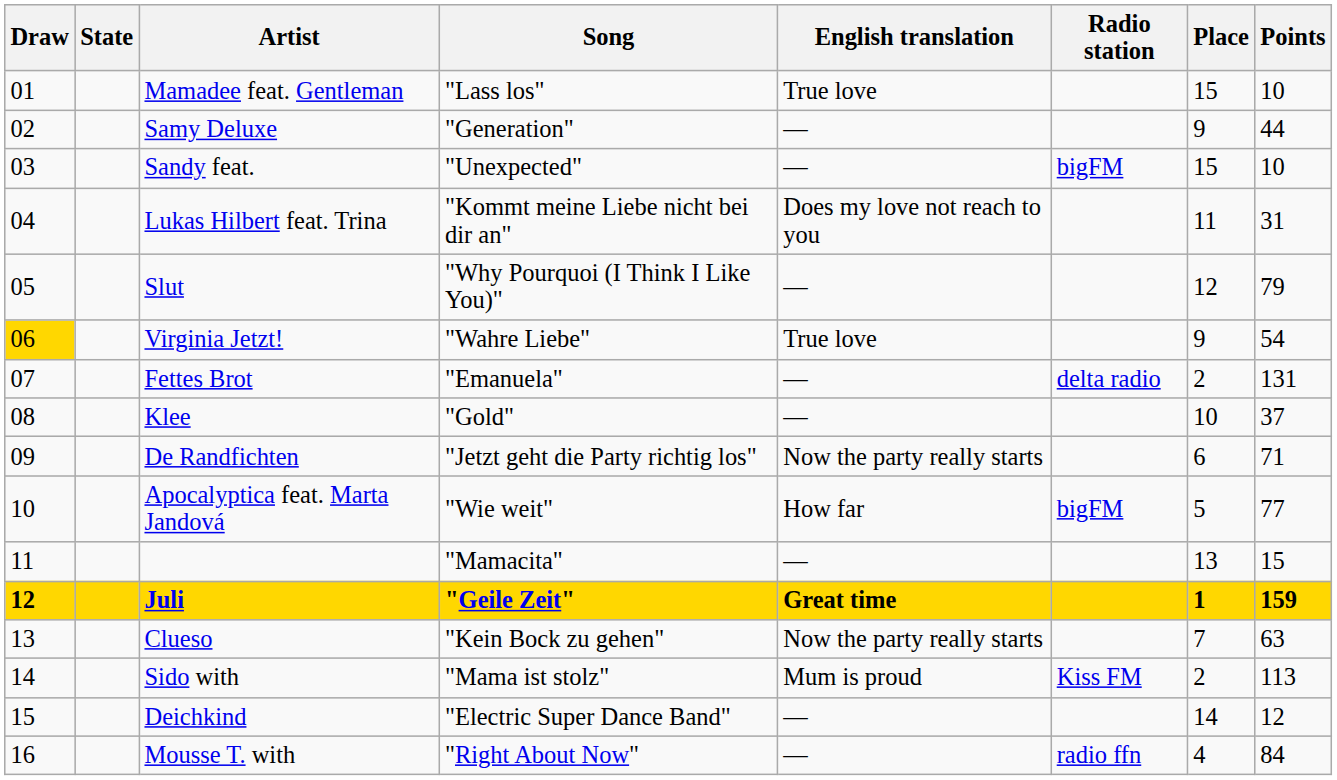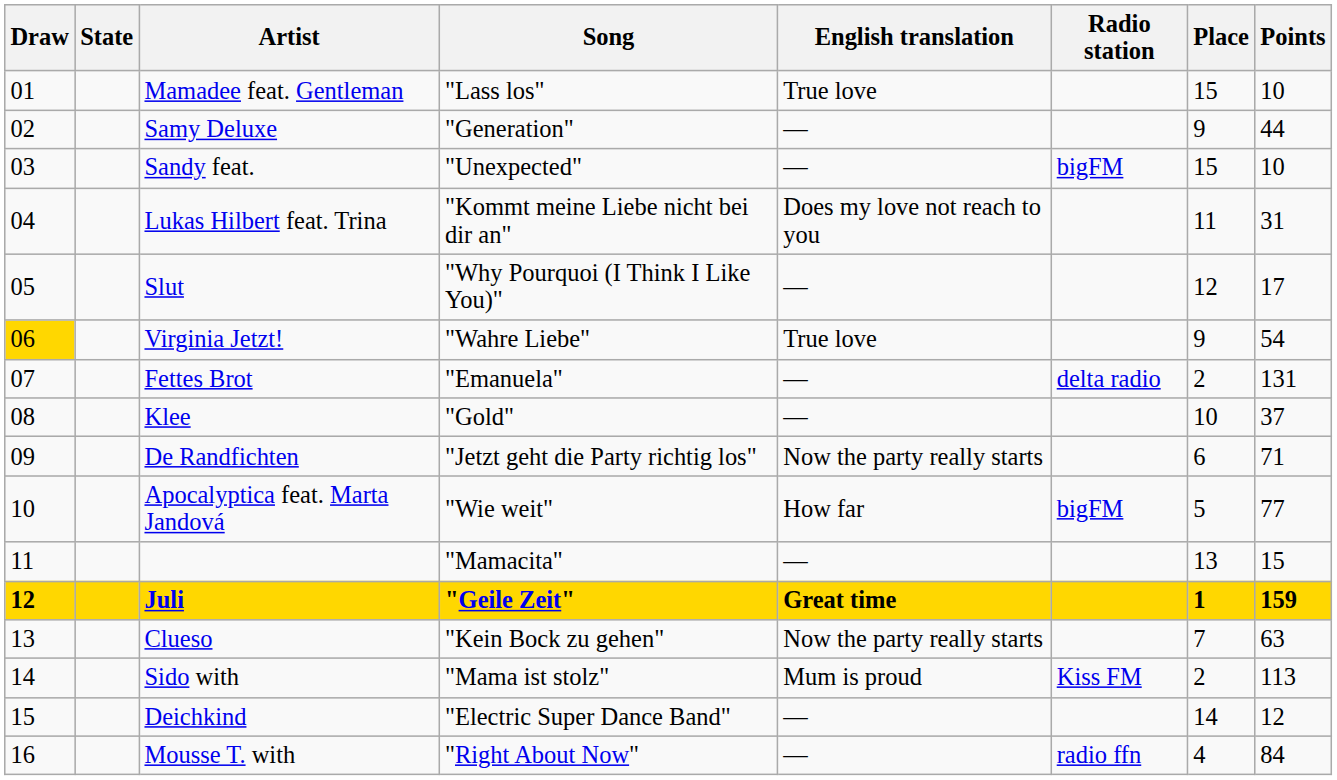(1273, 286) 79 -> (1273, 286) 17
